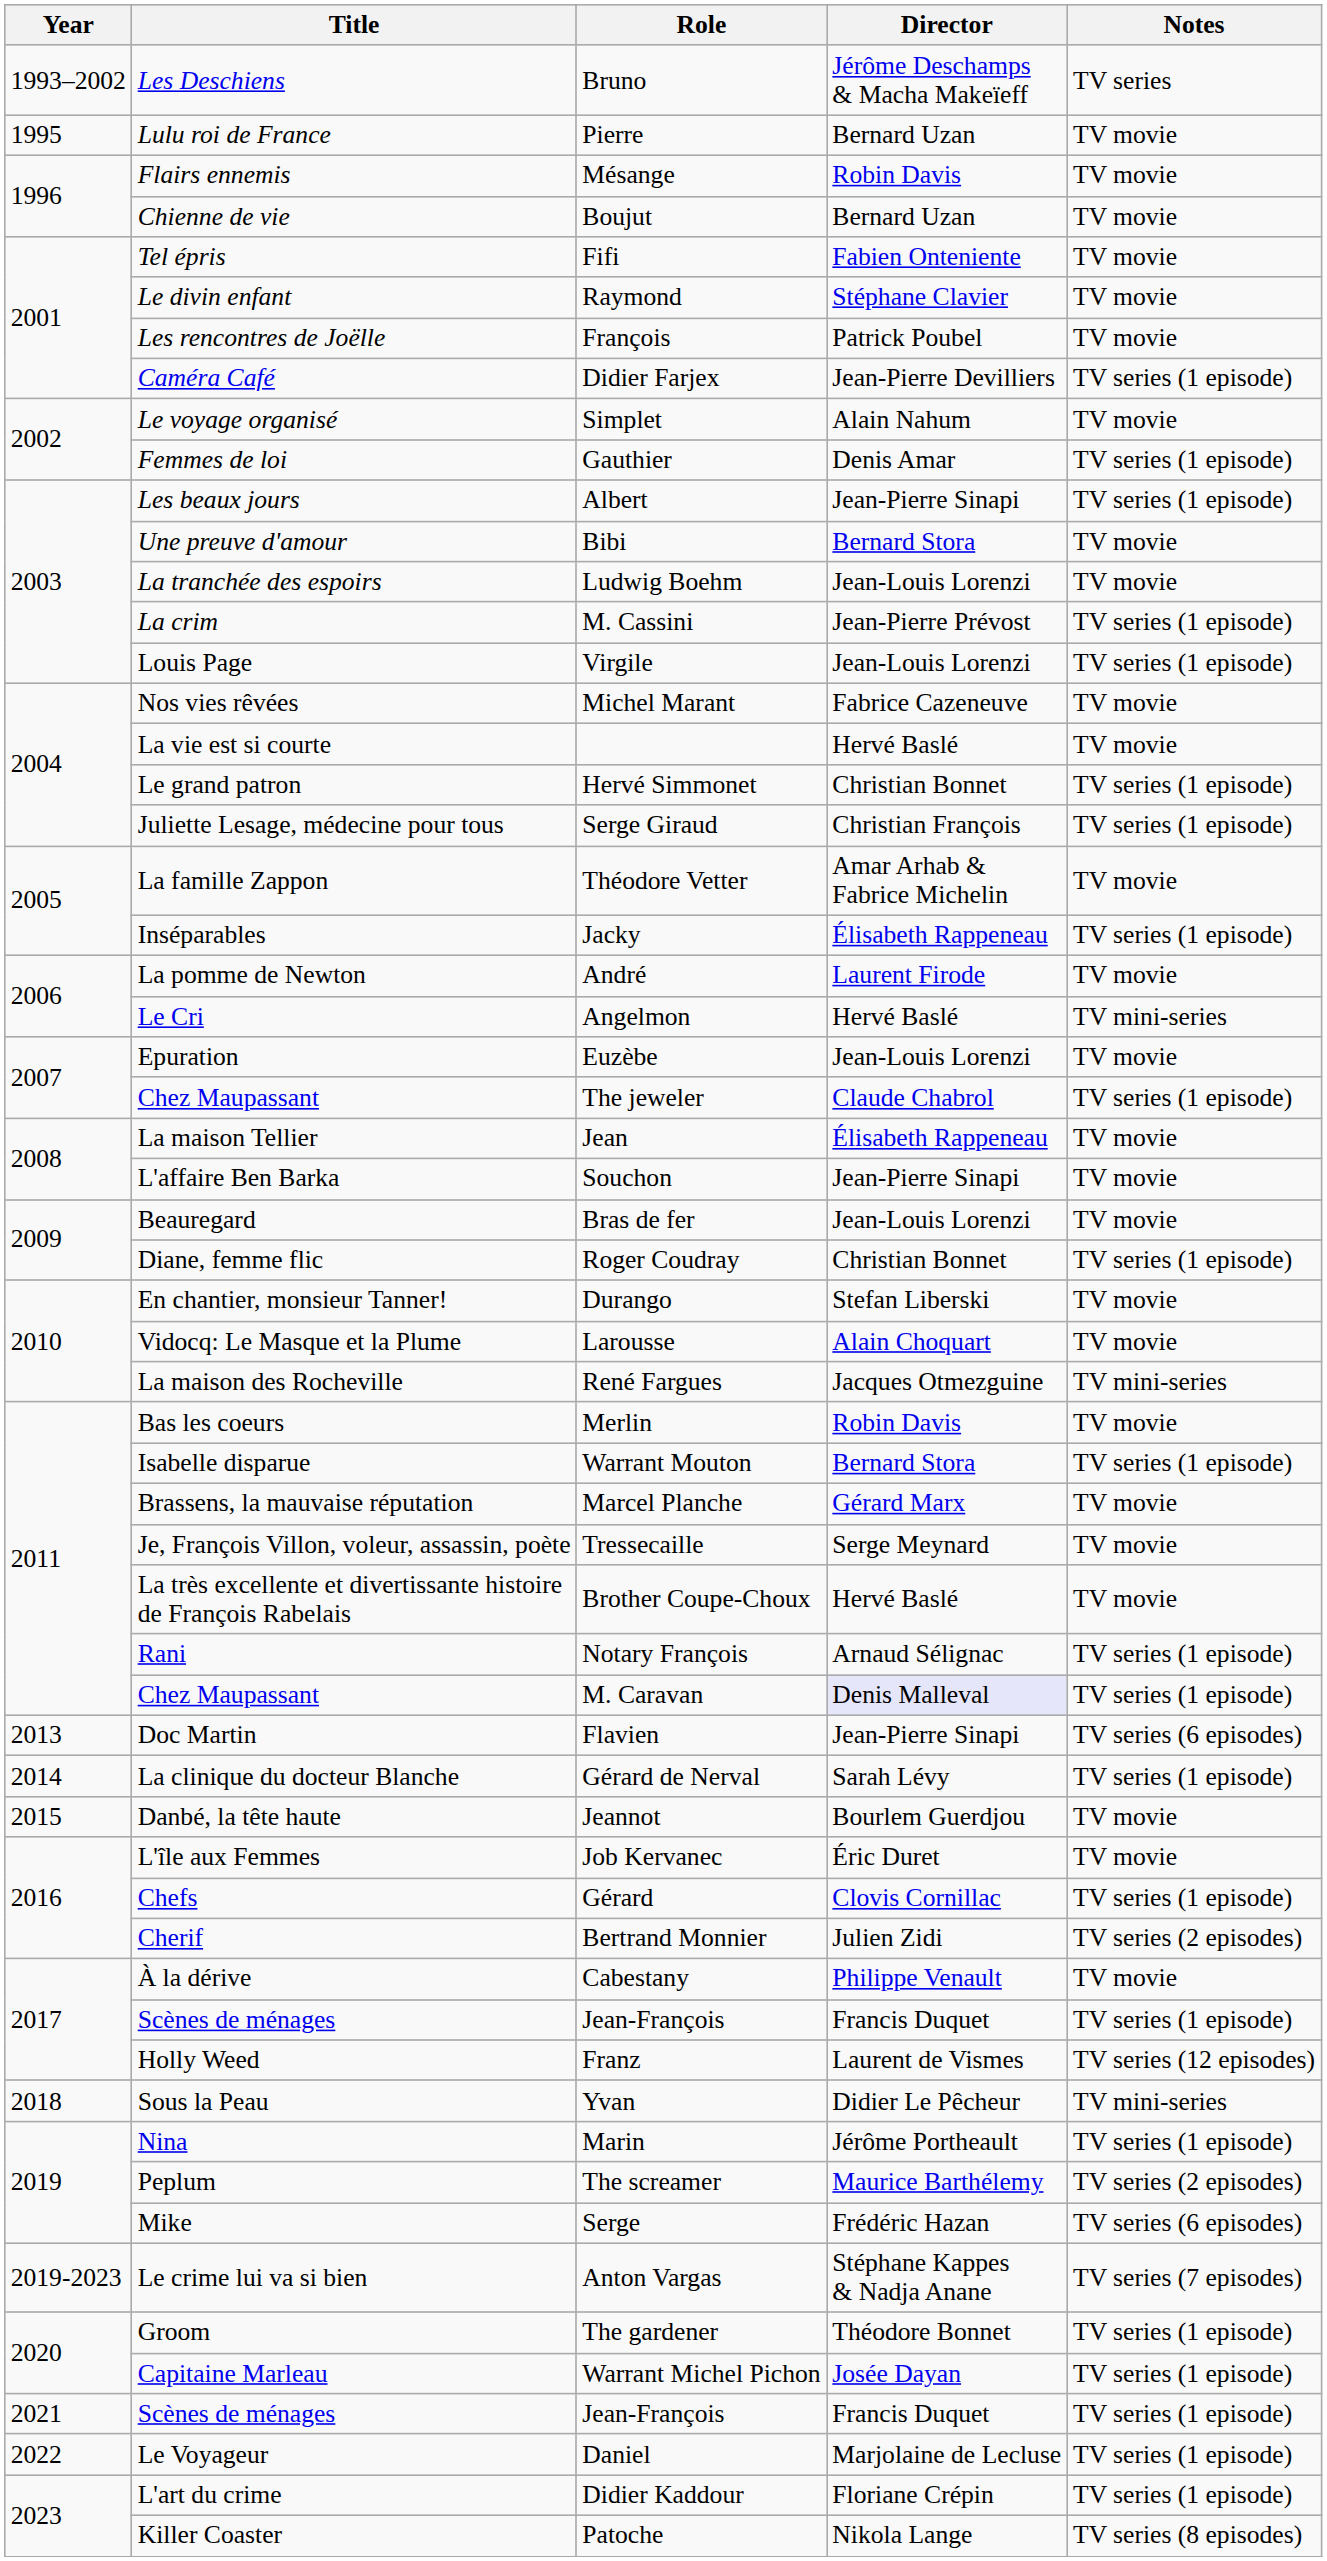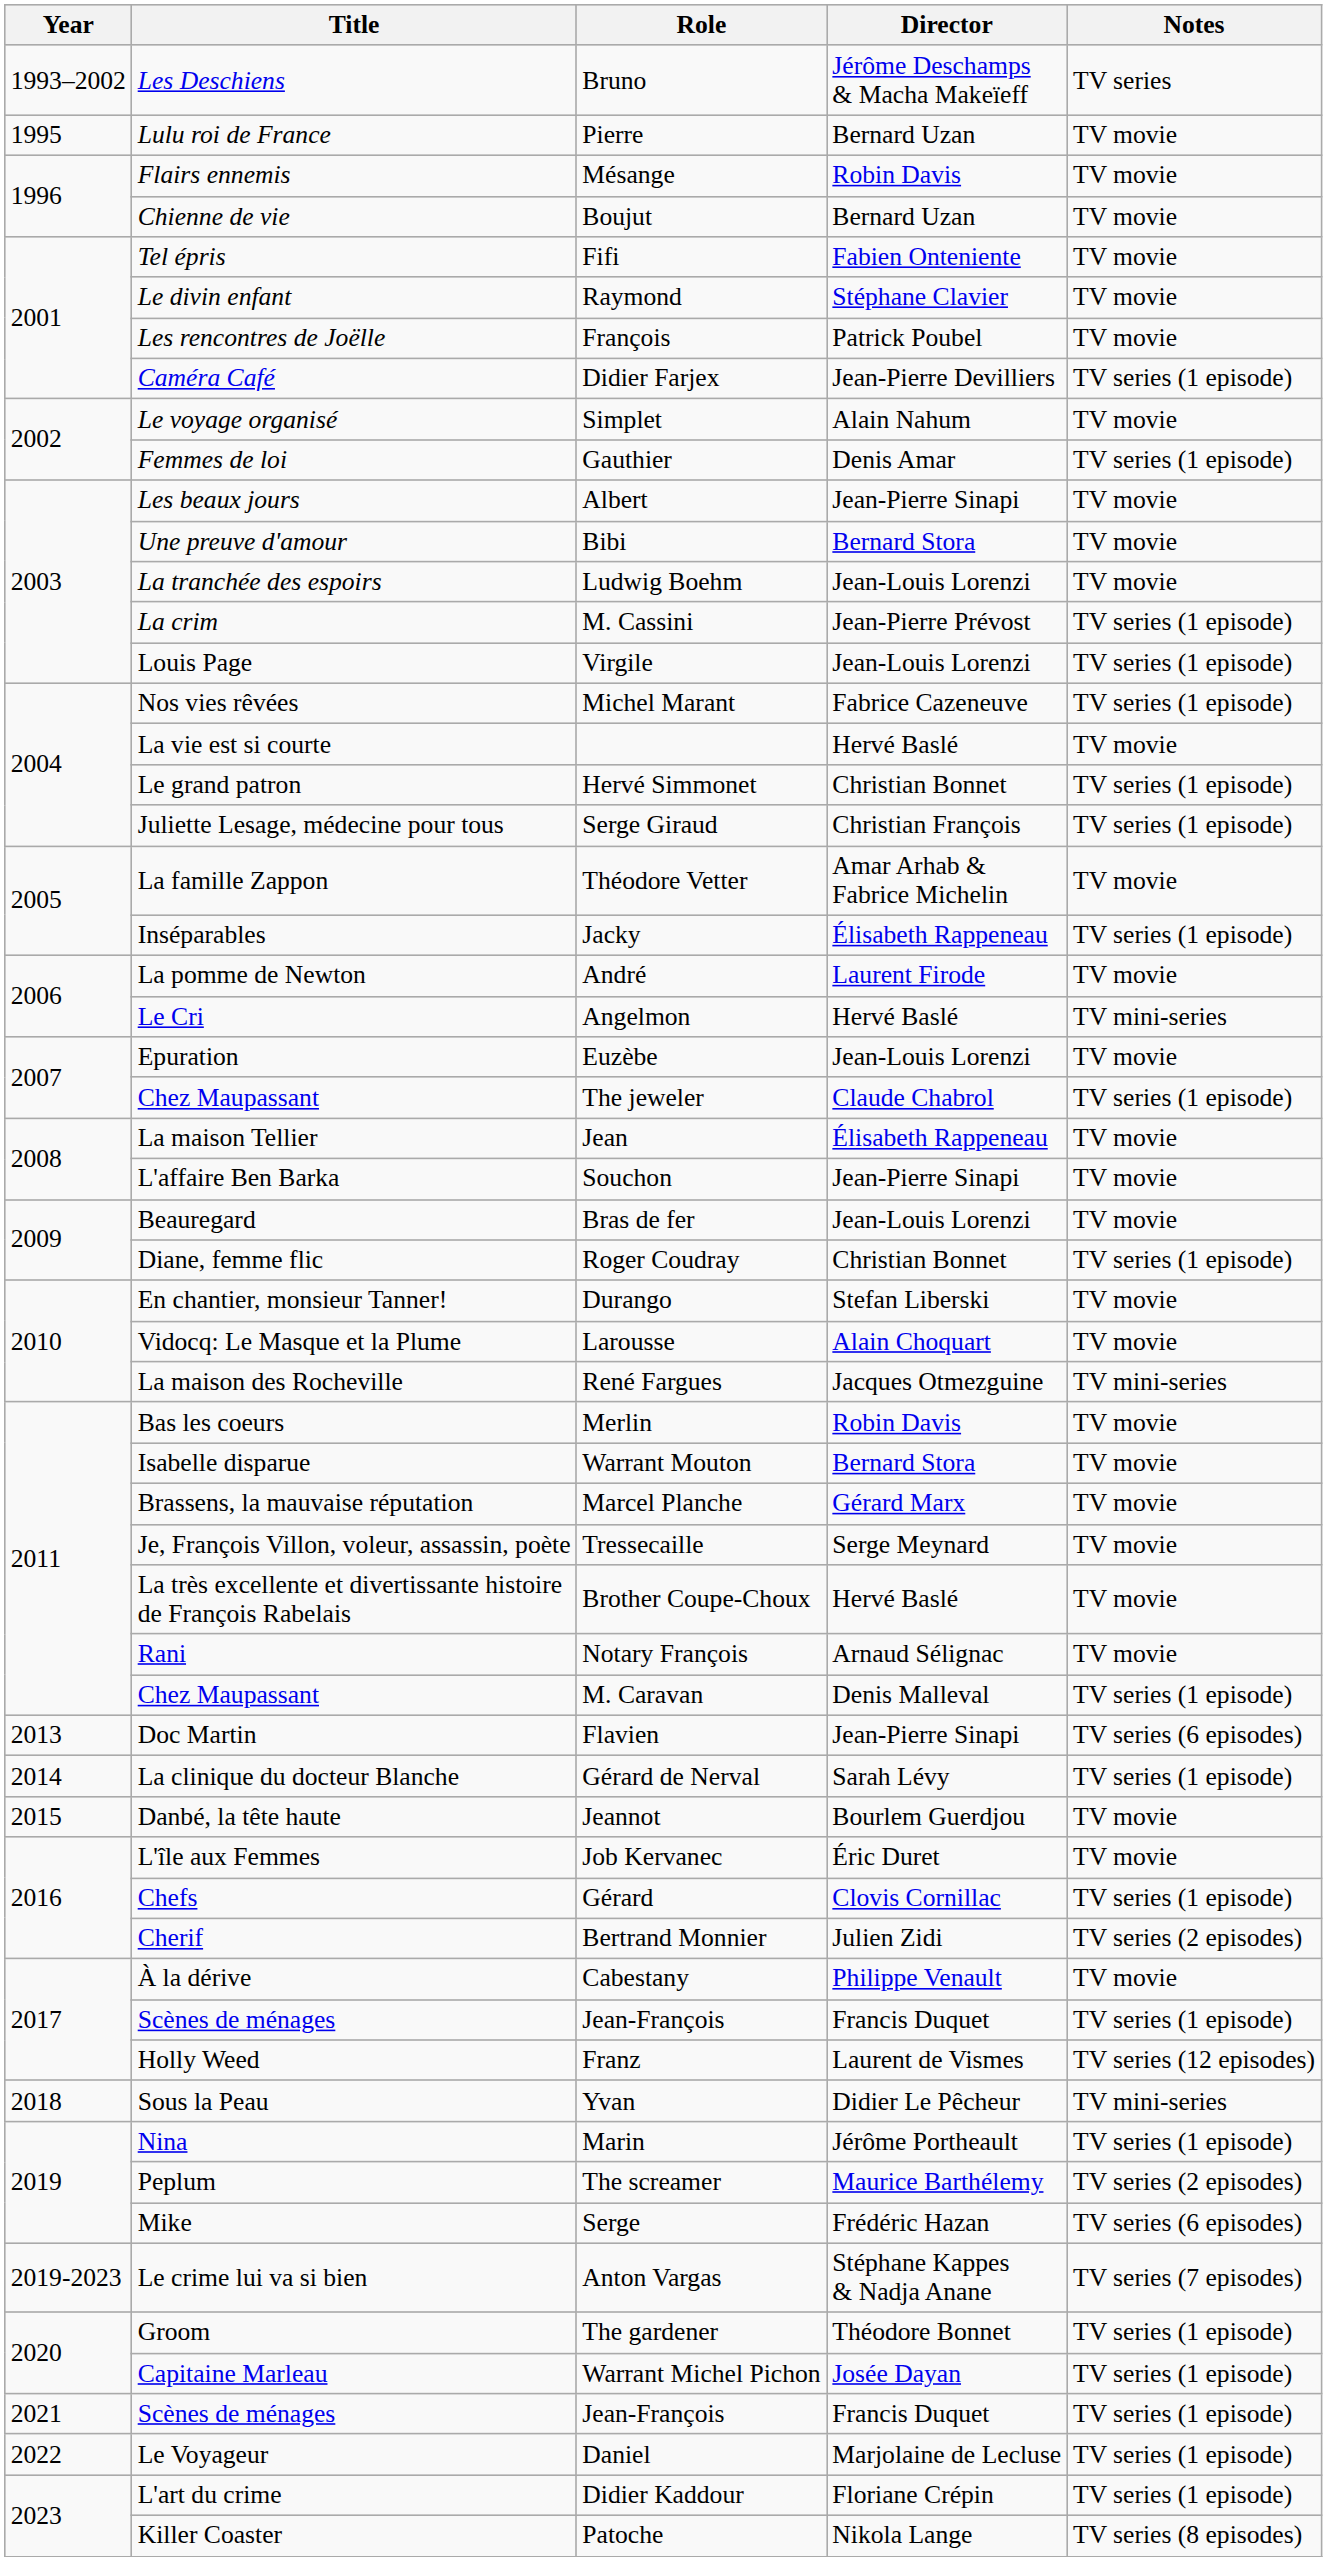(1183, 500) TV series (1 episode) -> (1125, 500) TV movie
(1125, 703) TV movie -> (1183, 703) TV series (1 episode)
(1183, 1462) TV series (1 episode) -> (1125, 1462) TV movie
(1183, 1654) TV series (1 episode) -> (1125, 1654) TV movie
(911, 1694) lavender background -> (911, 1694) no background
